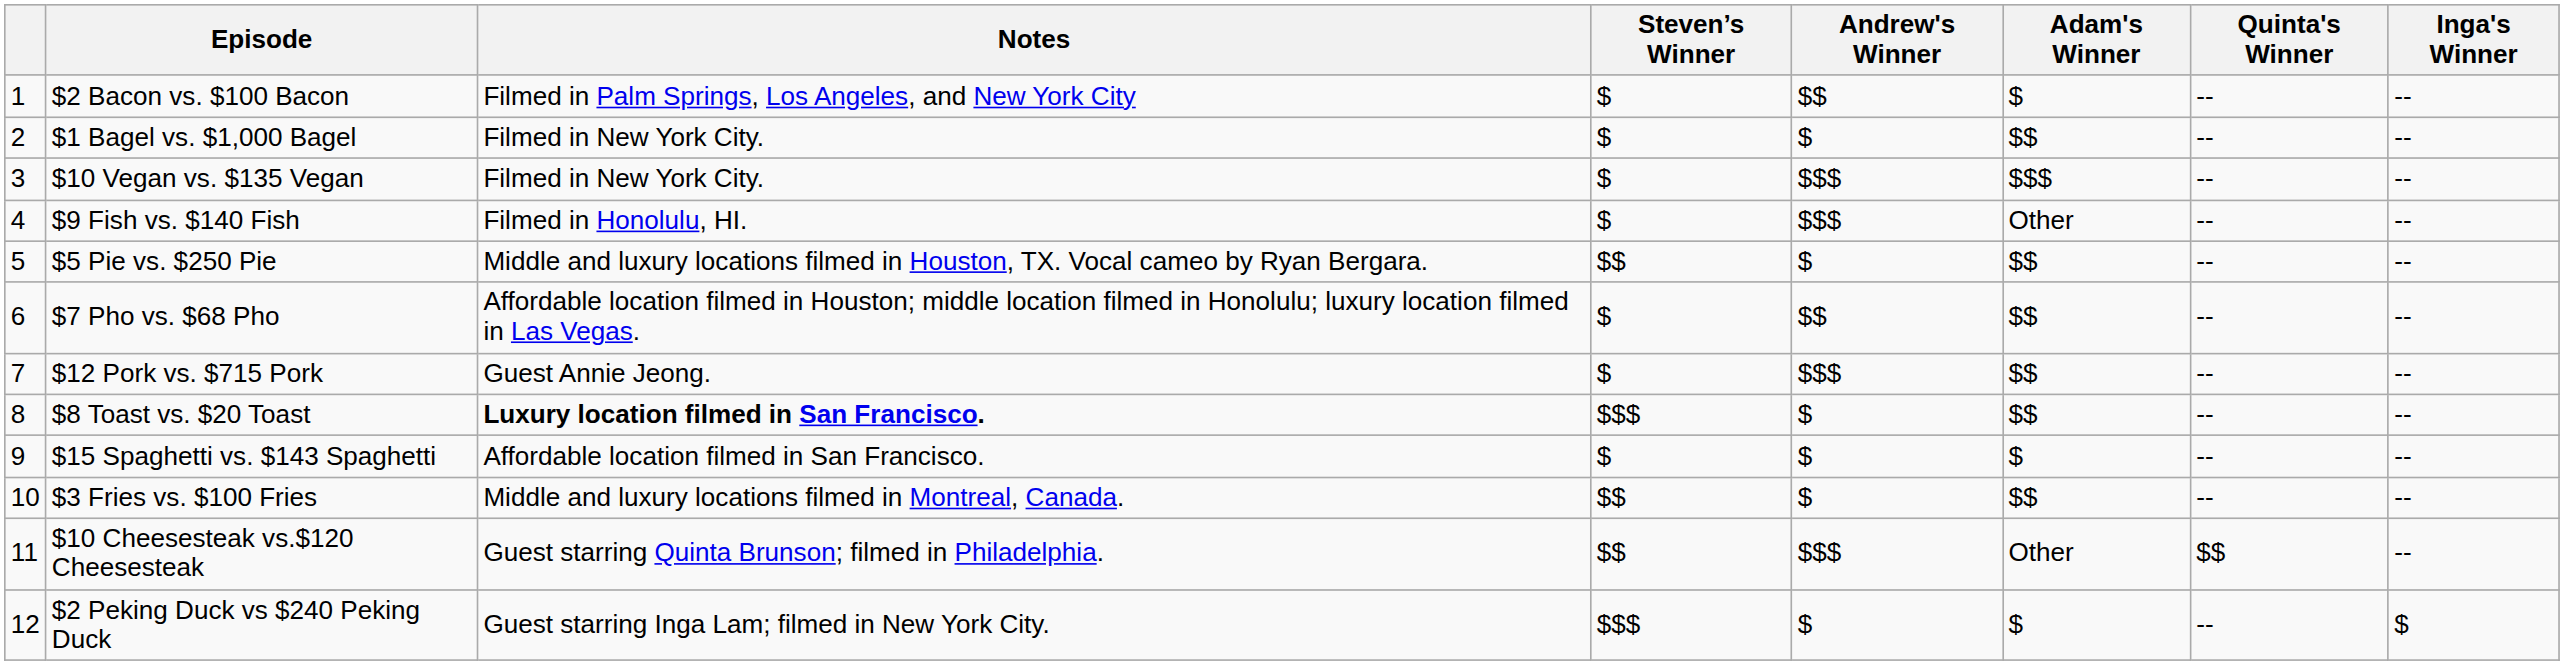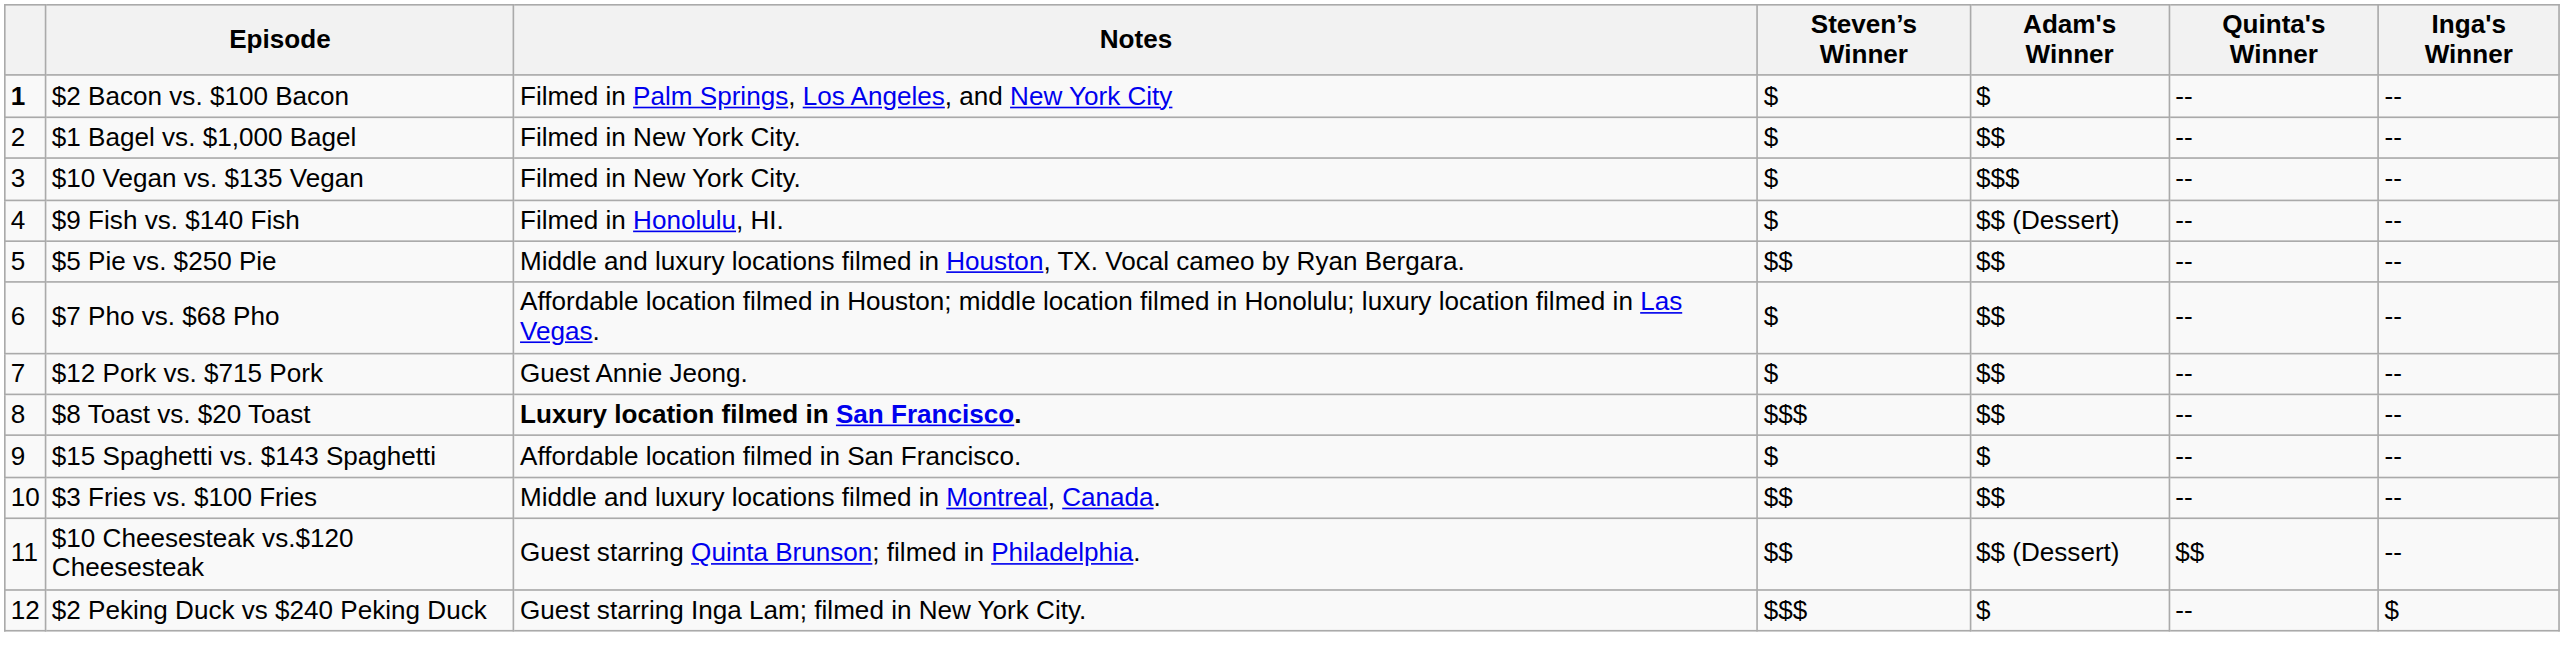- column: (1897, 39)
(18, 95) normal -> (18, 95) bold
(2041, 219) Other -> (2048, 219) $$ (Dessert)
(2041, 553) Other -> (2048, 553) $$ (Dessert)
